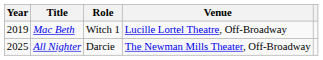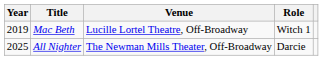columns swapped: (103, 13) <-> (218, 13)
